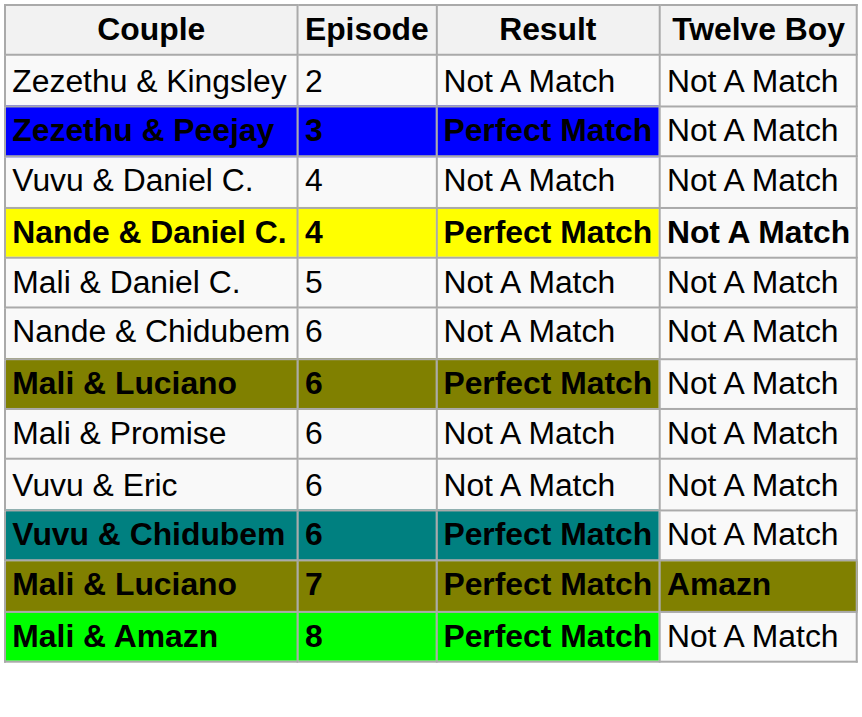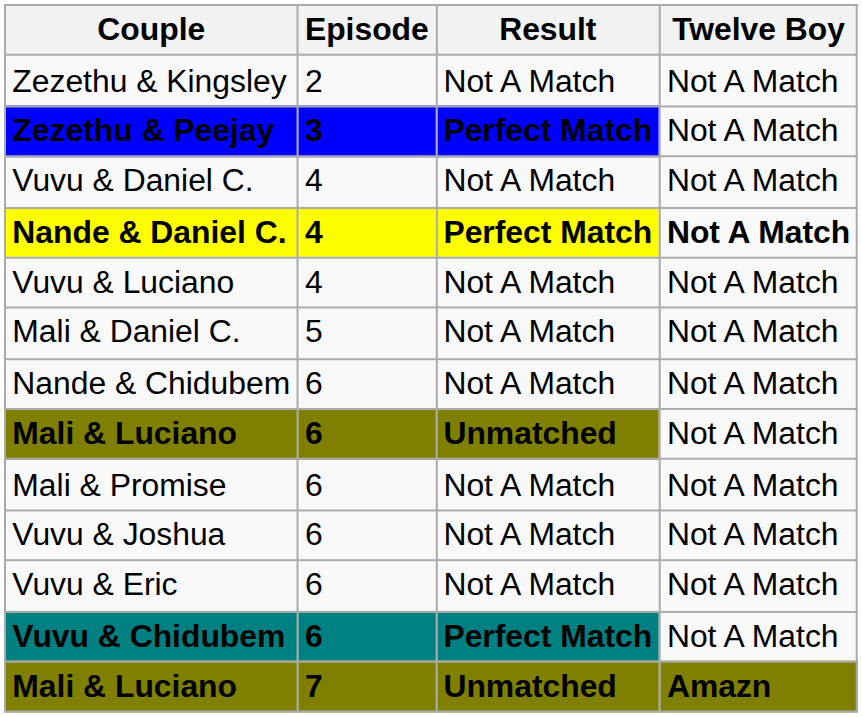+ row: (123, 282)
(548, 383) Perfect Match -> (530, 433) Unmatched
+ row: (119, 534)
(548, 585) Perfect Match -> (530, 686) Unmatched
- row: (115, 635)
